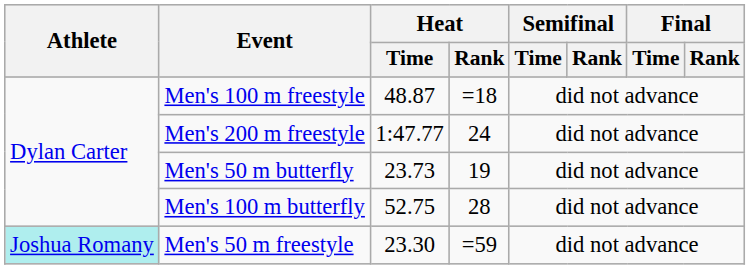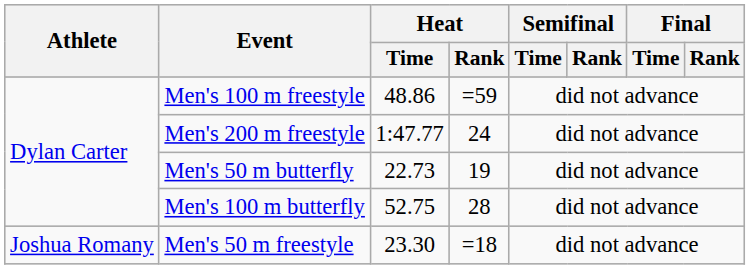(410, 96) 48.87 -> (410, 96) 48.86
(479, 96) =18 -> (479, 96) =59
(410, 170) 23.73 -> (410, 170) 22.73
(82, 245) paleturquoise background -> (82, 245) no background
(479, 245) =59 -> (479, 245) =18
